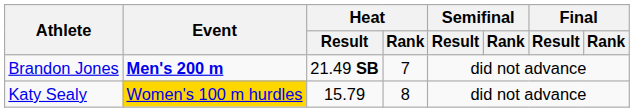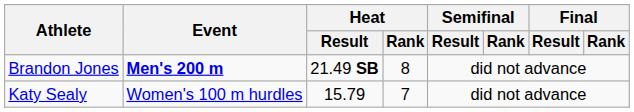(405, 68) 7 -> (405, 68) 8
(215, 94) gold background -> (215, 94) no background
(405, 94) 8 -> (405, 94) 7
